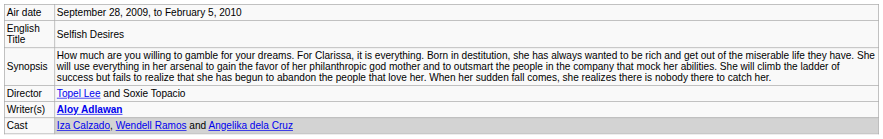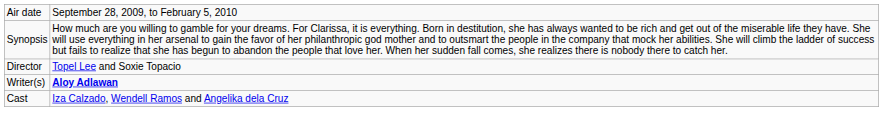- row: (23, 34)
(175, 126) lightgrey background -> (170, 99) no background
